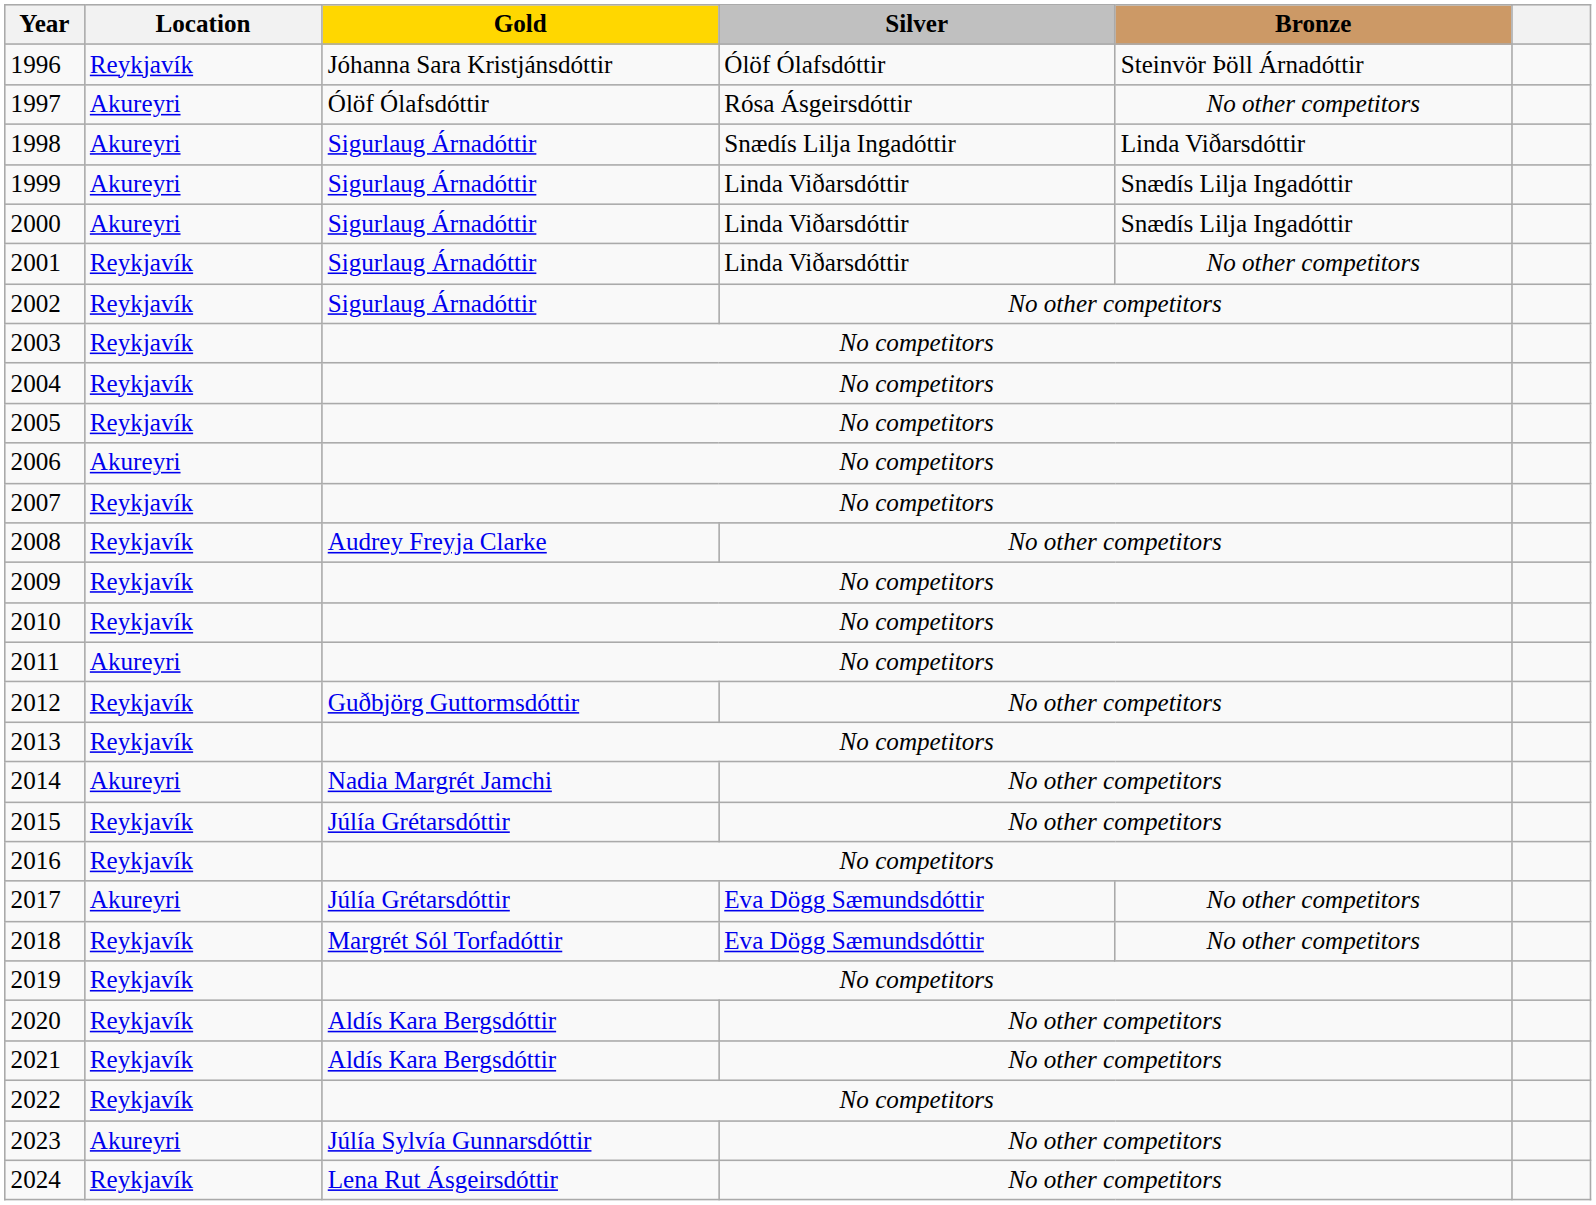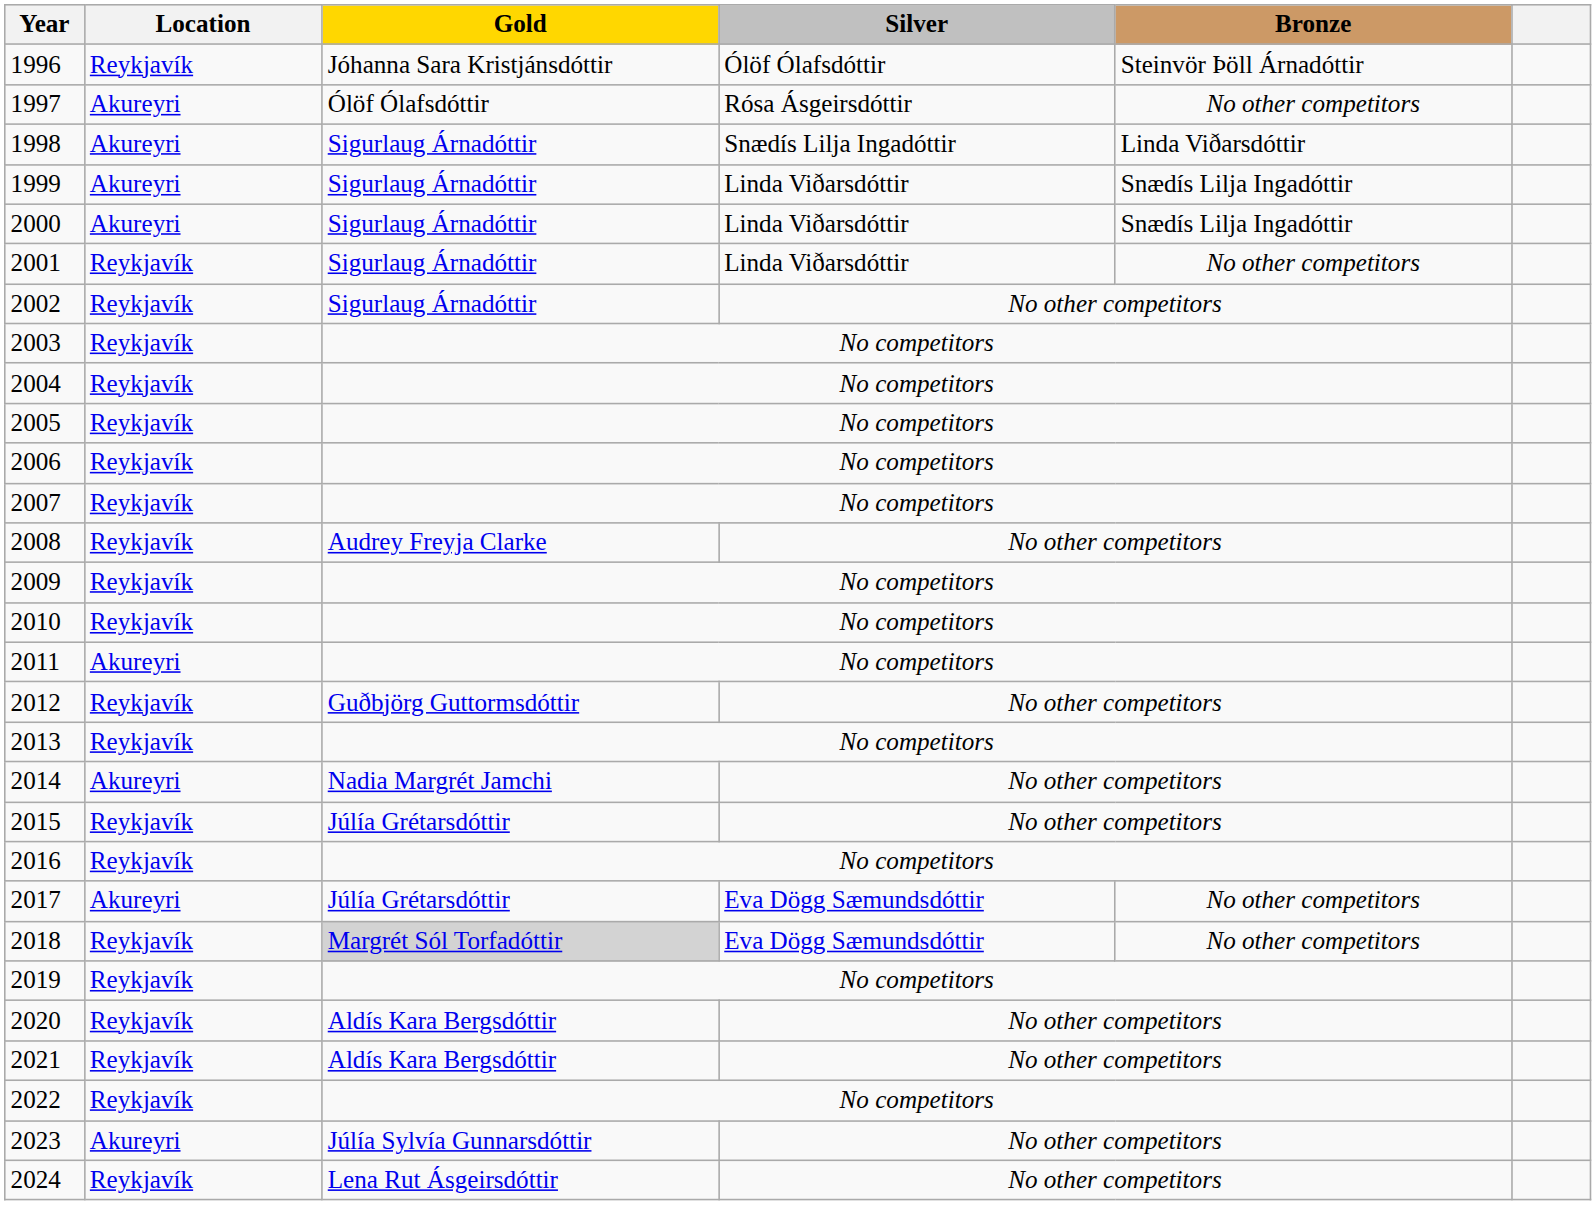(135, 462) Akureyri -> (141, 462) Reykjavík
(445, 940) no background -> (445, 940) lightgrey background
